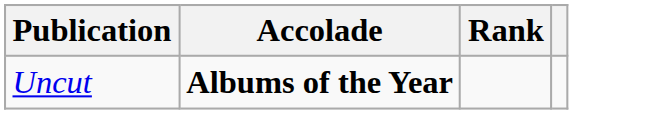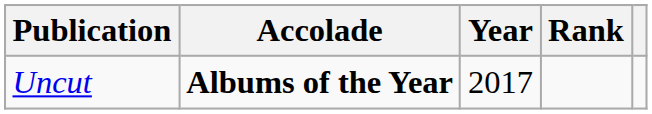+ column: (500, 30)
